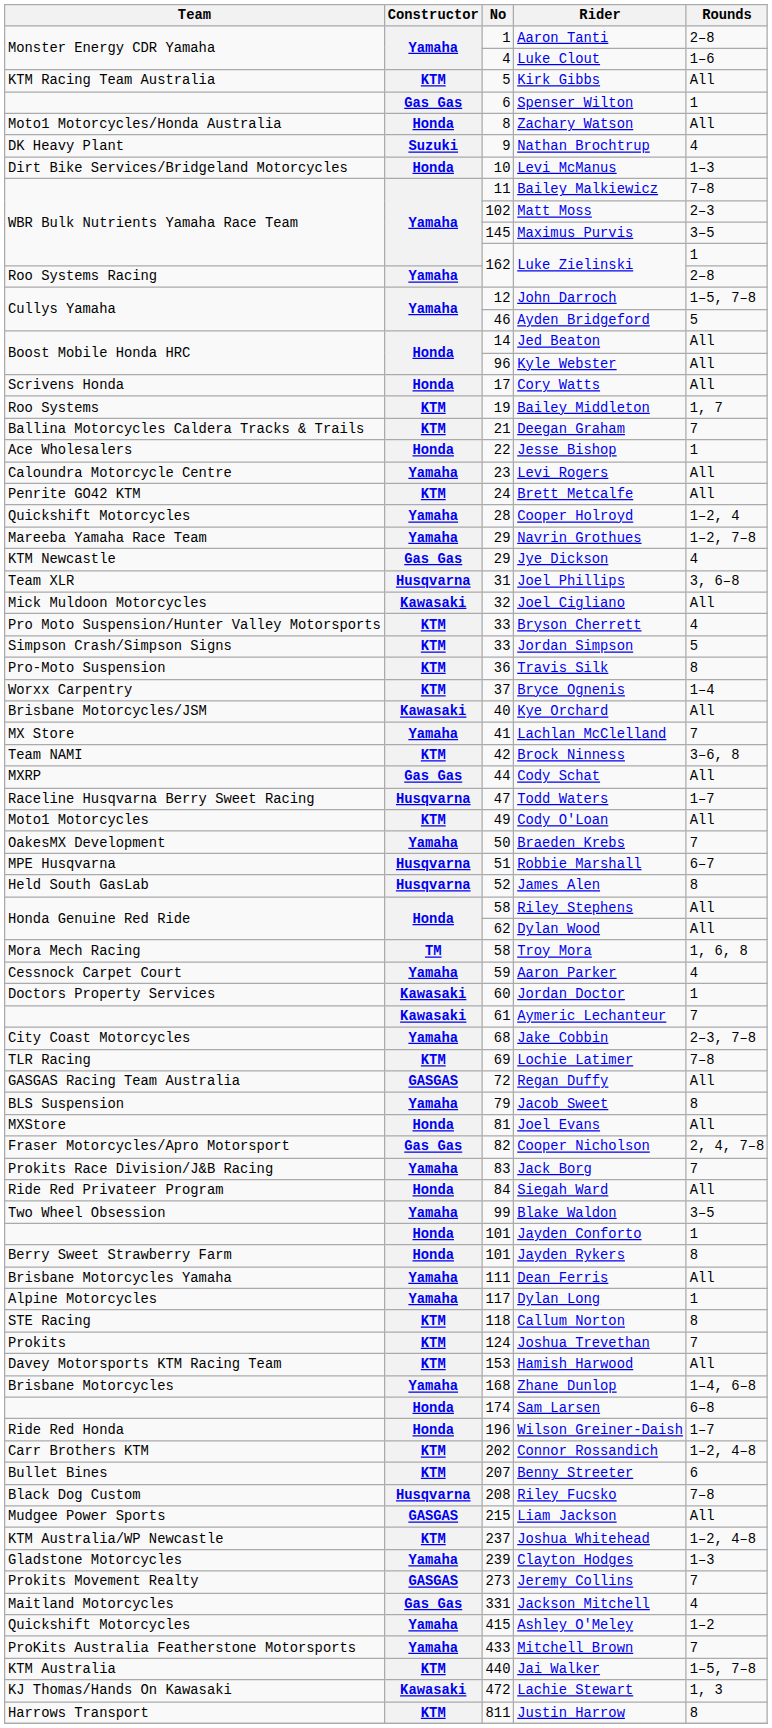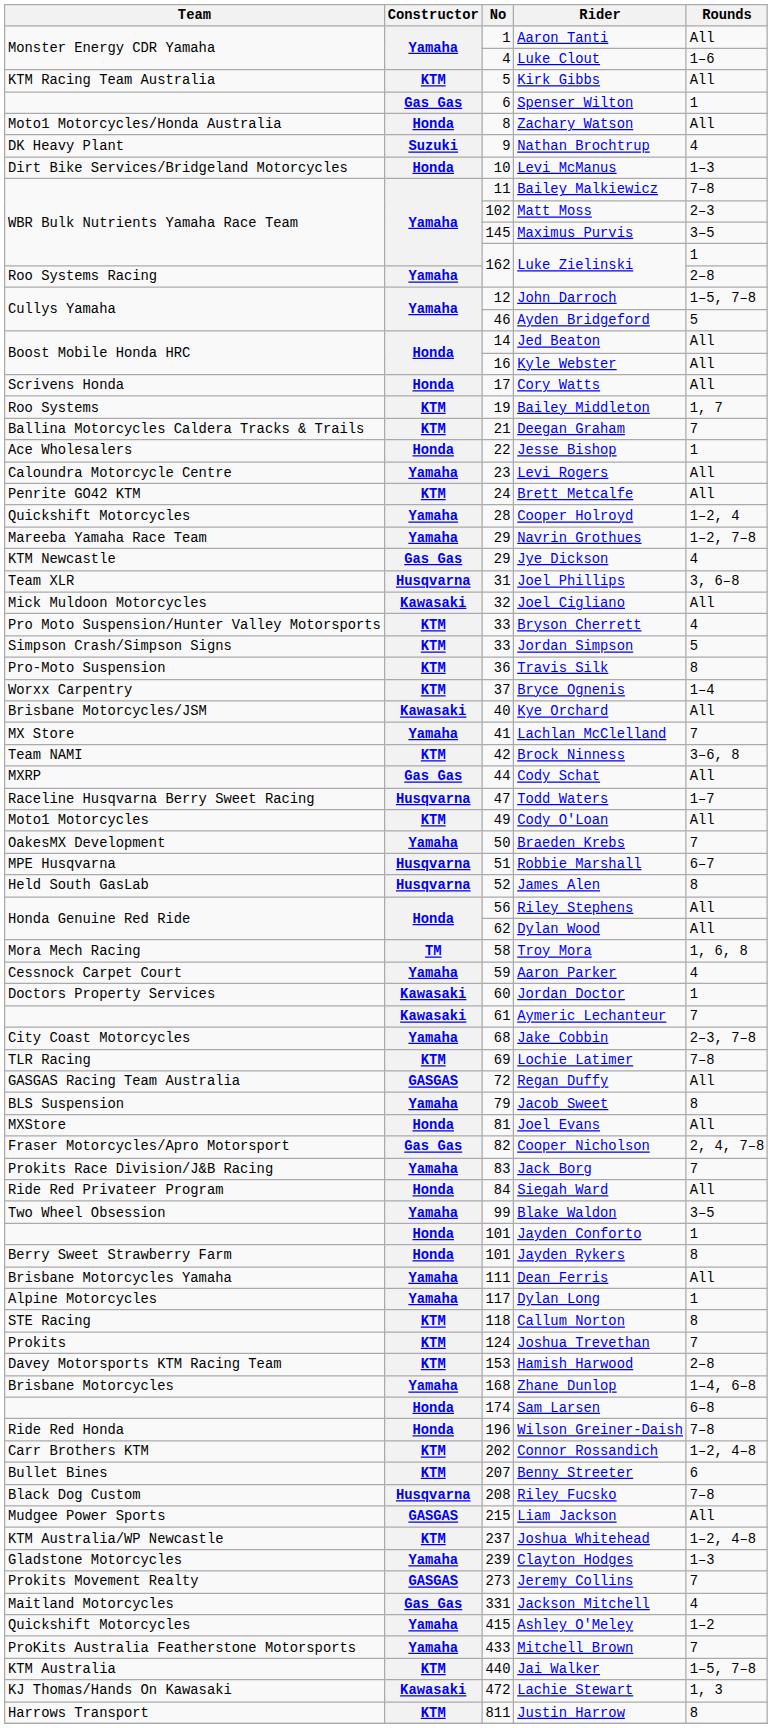(702, 37) 2–8 -> (702, 37) All
(502, 364) 96 -> (502, 364) 16
(502, 908) 58 -> (502, 908) 56
(702, 1365) All -> (702, 1365) 2–8
(702, 1430) 1–7 -> (702, 1430) 7–8
